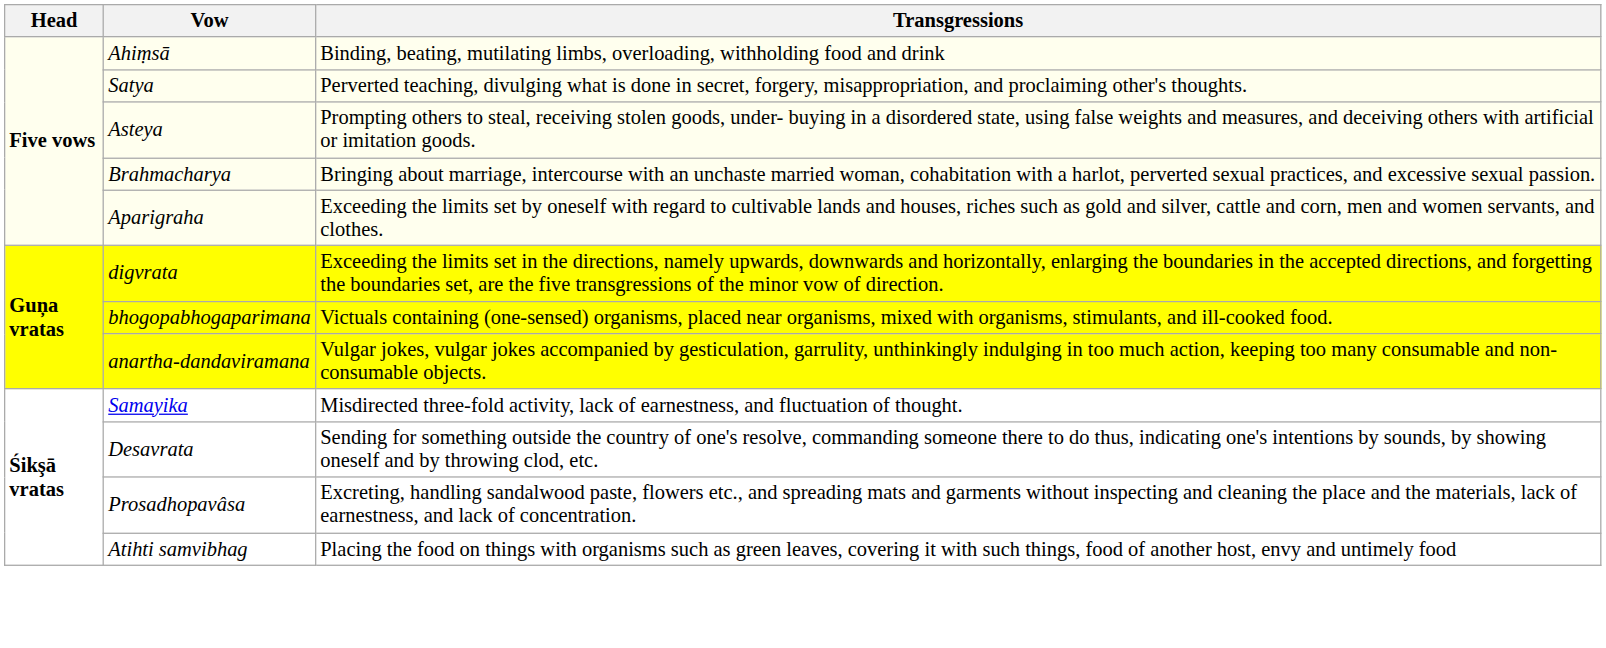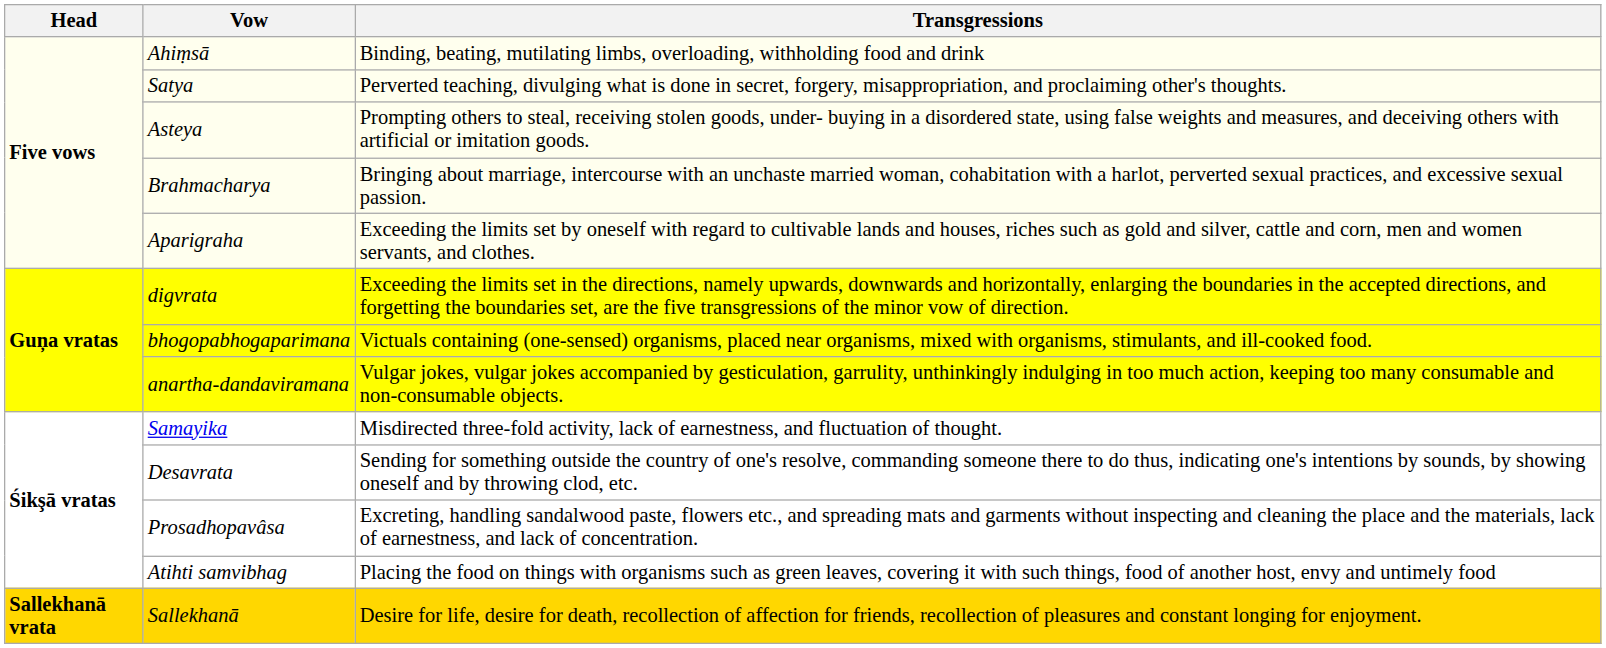+ row: (193, 615)
